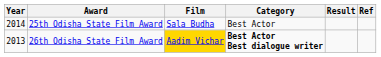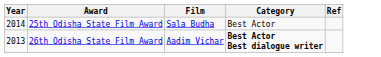- column: (341, 11)
(195, 41) gold background -> (195, 41) no background
